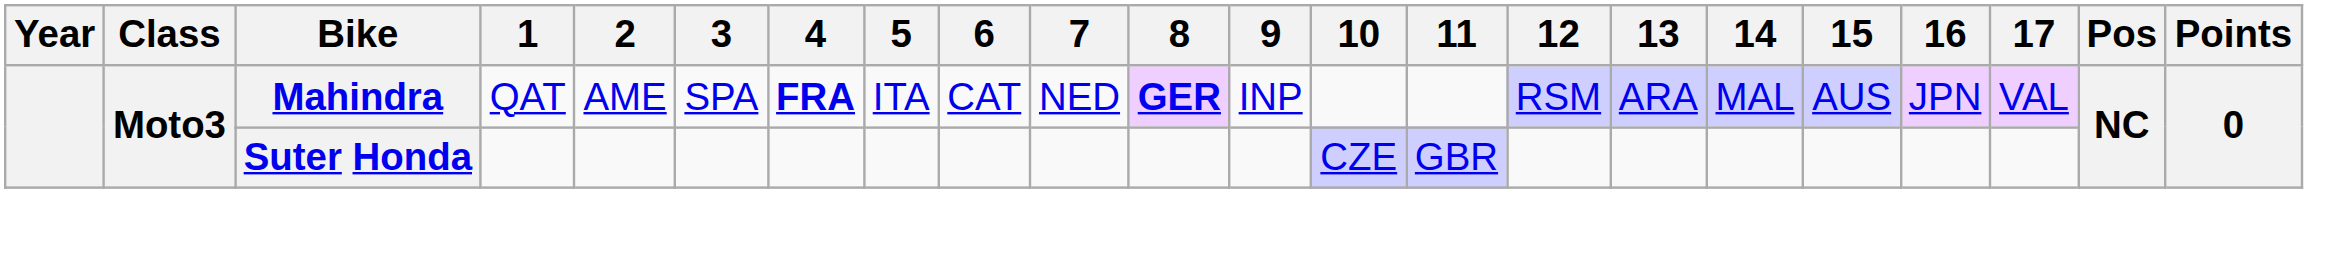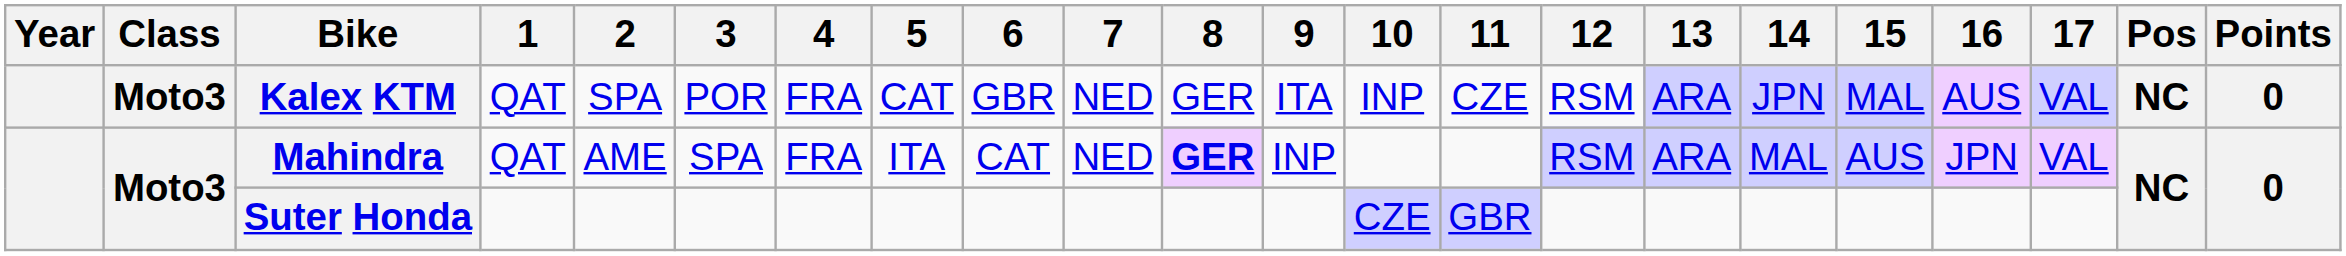+ row: (358, 95)
(816, 95) bold -> (824, 156) normal
